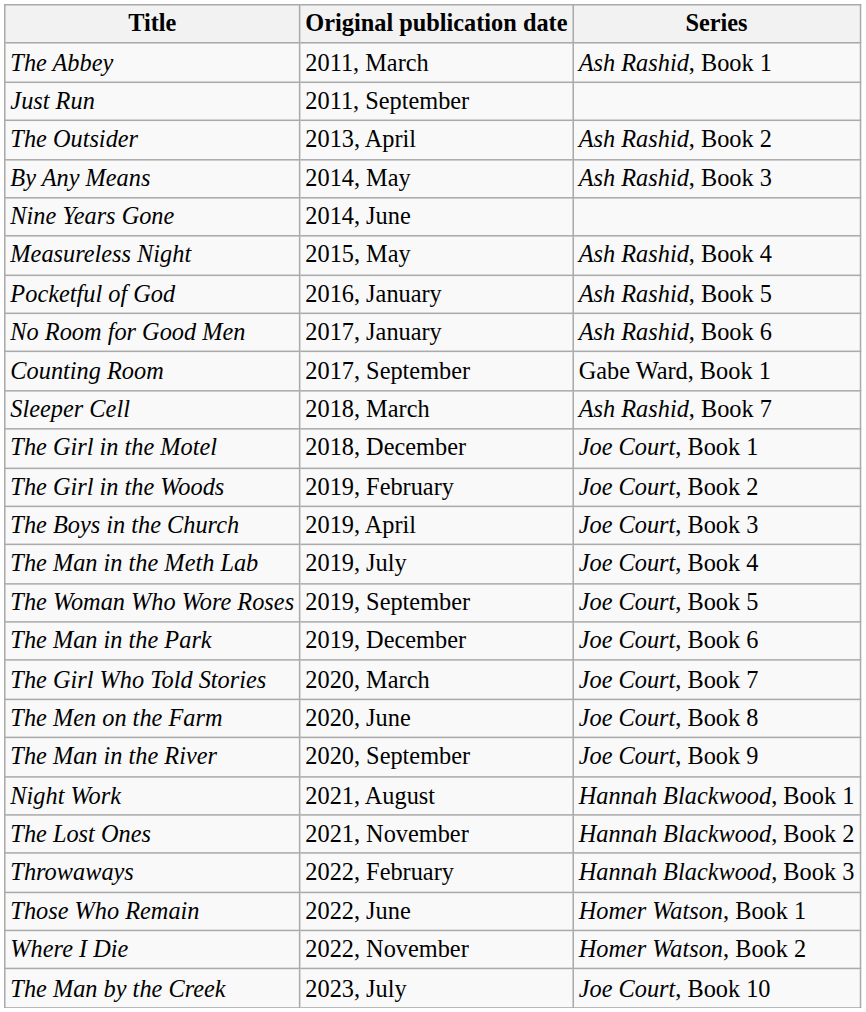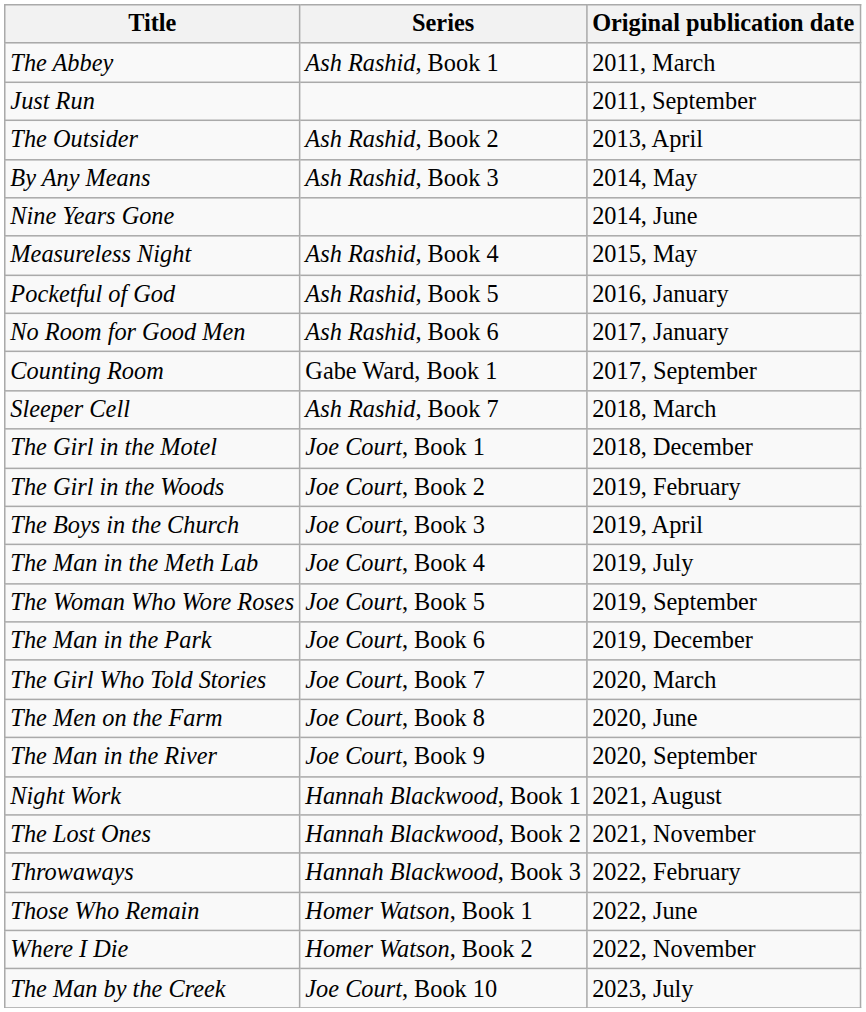columns swapped: (436, 23) <-> (716, 23)
